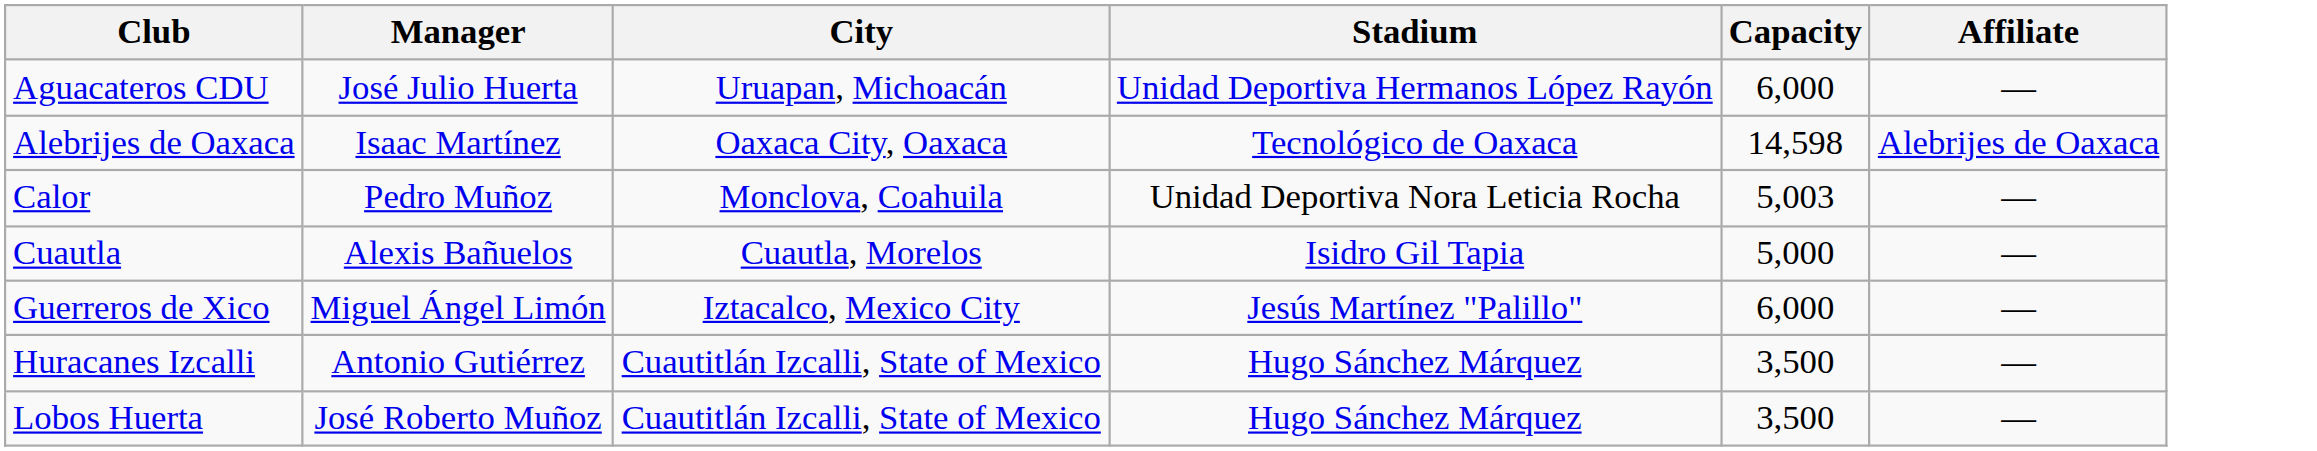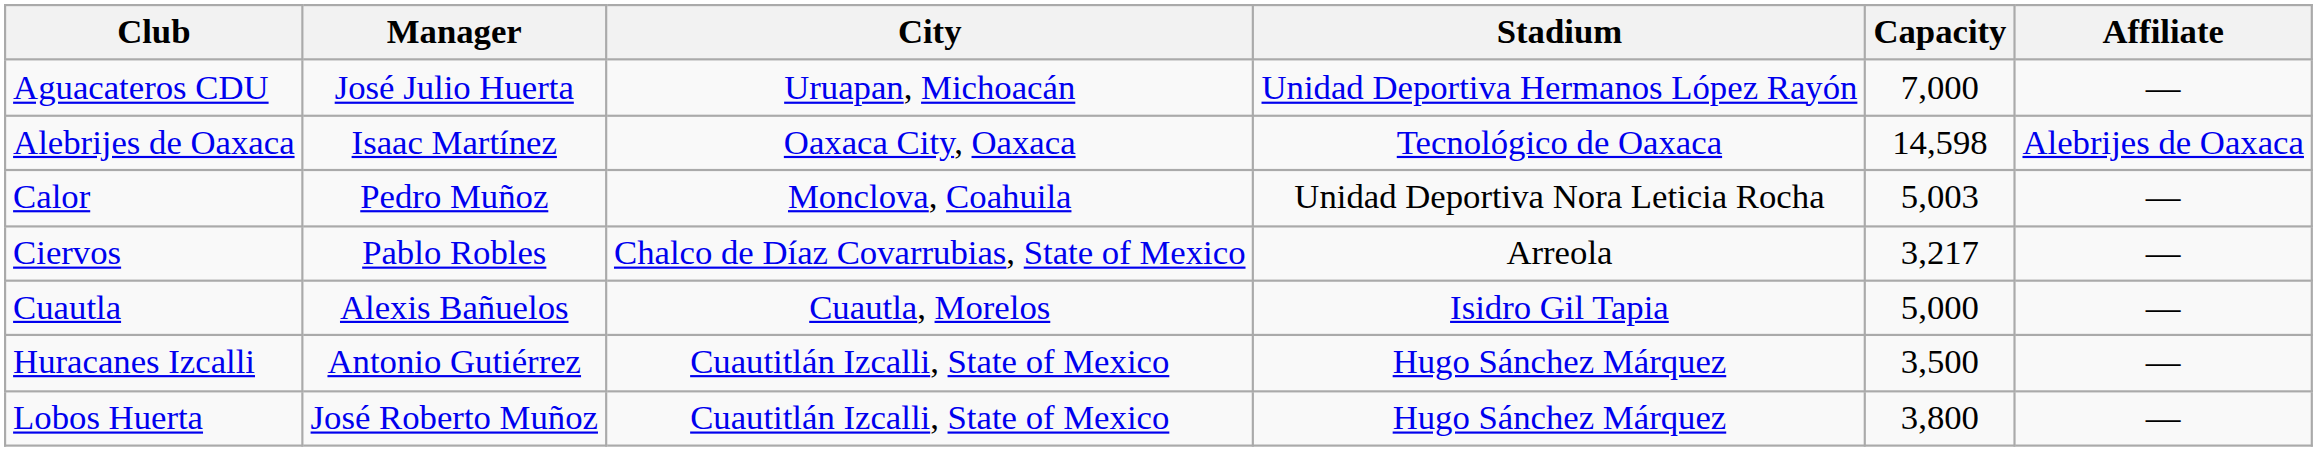(1795, 87) 6,000 -> (1940, 87) 7,000
+ row: (67, 252)
- row: (141, 307)
(1795, 417) 3,500 -> (1940, 417) 3,800
